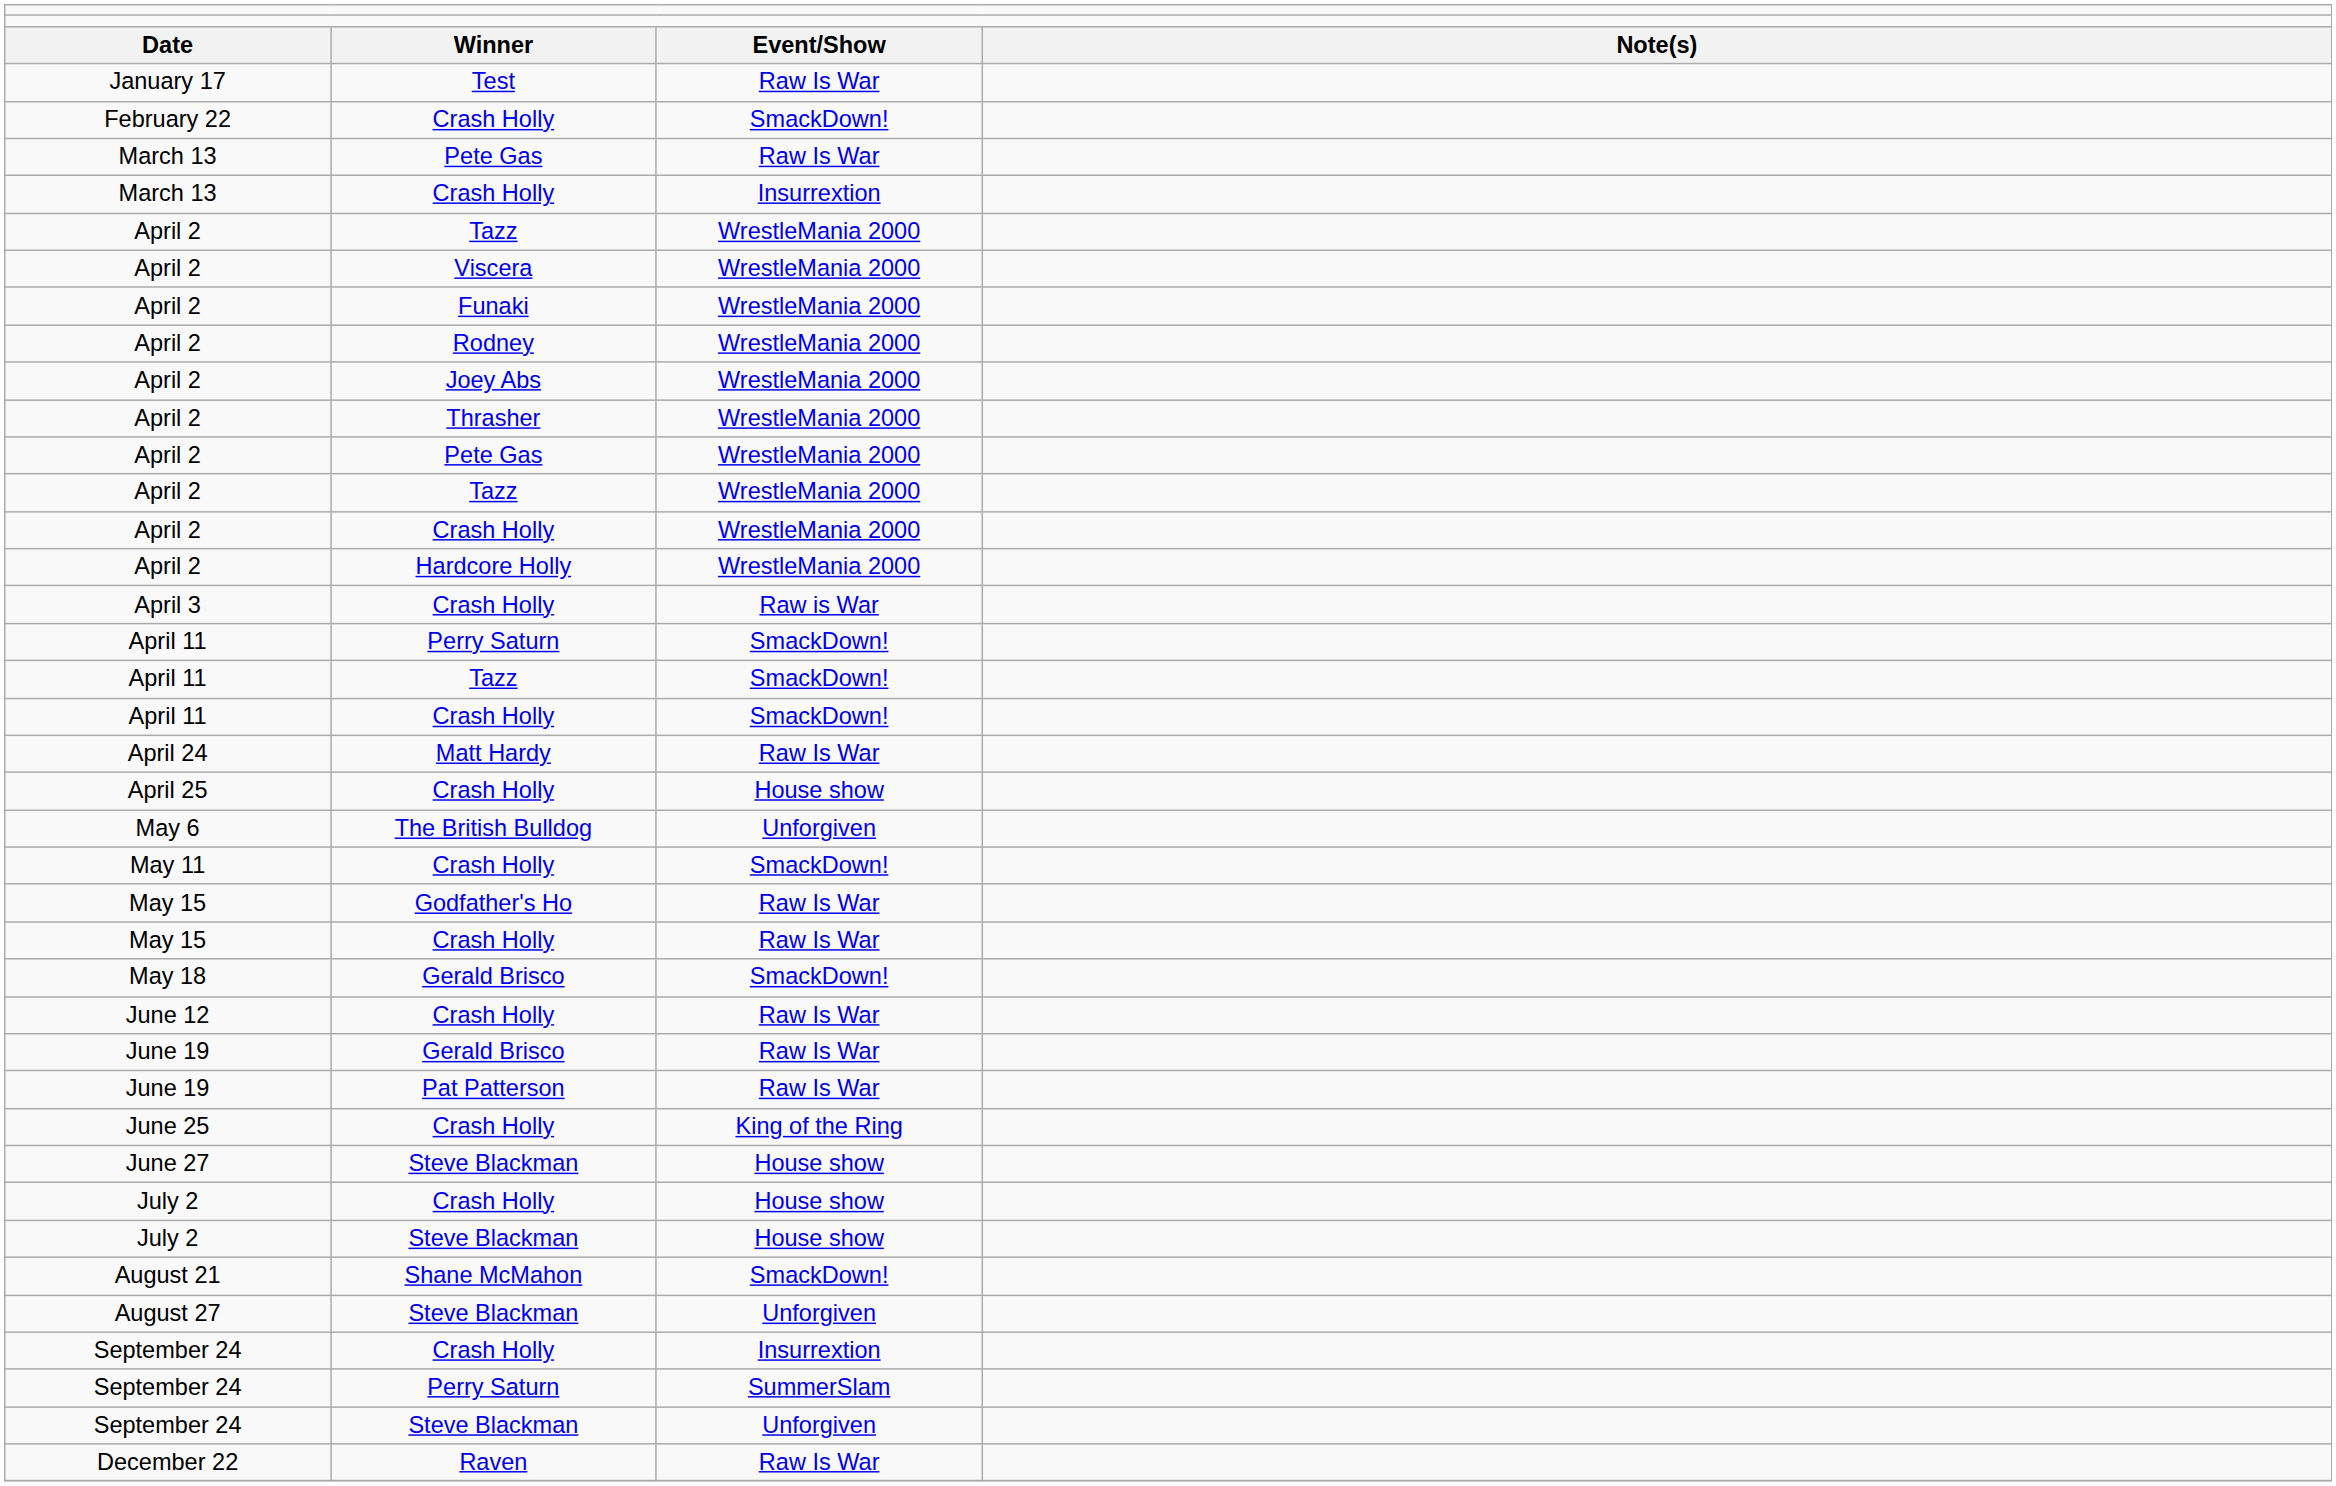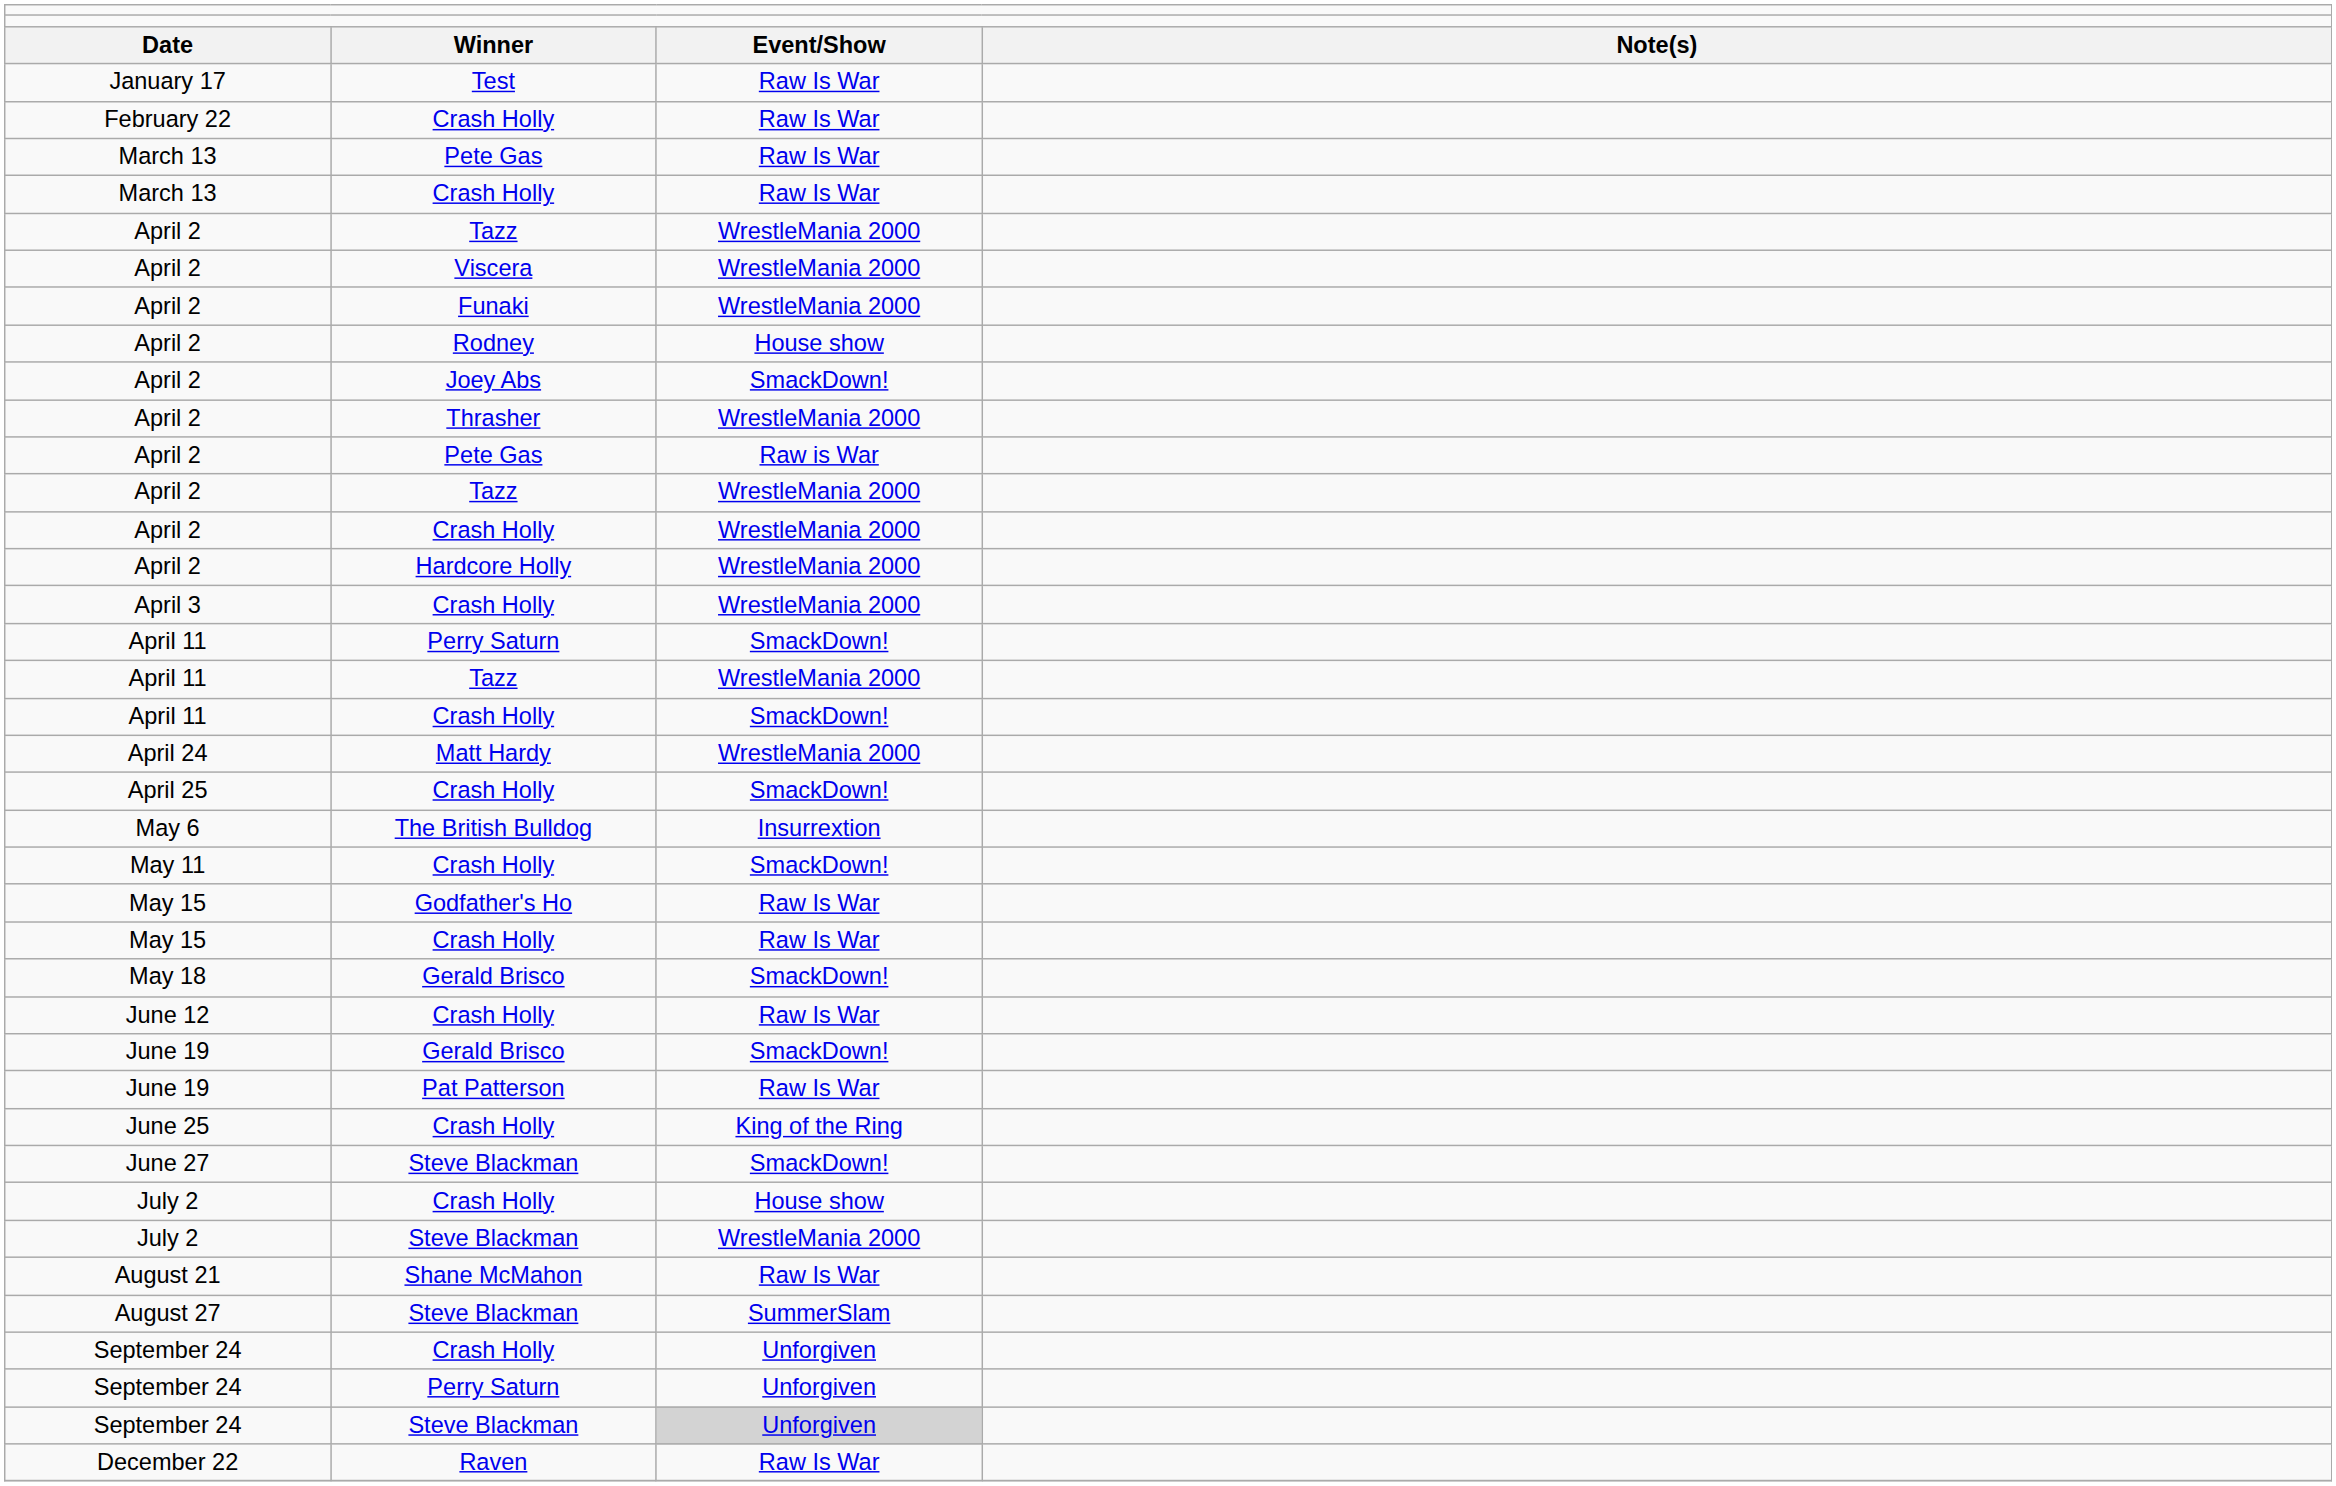(819, 119) SmackDown! -> (819, 119) Raw Is War
(819, 194) Insurrextion -> (819, 194) Raw Is War
(819, 343) WrestleMania 2000 -> (819, 343) House show
(819, 380) WrestleMania 2000 -> (819, 380) SmackDown!
(819, 455) WrestleMania 2000 -> (819, 455) Raw is War
(819, 604) Raw is War -> (819, 604) WrestleMania 2000
(819, 678) SmackDown! -> (819, 678) WrestleMania 2000
(819, 753) Raw Is War -> (819, 753) WrestleMania 2000
(819, 790) House show -> (819, 790) SmackDown!
(819, 828) Unforgiven -> (819, 828) Insurrextion
(819, 1051) Raw Is War -> (819, 1051) SmackDown!
(819, 1163) House show -> (819, 1163) SmackDown!
(819, 1238) House show -> (819, 1238) WrestleMania 2000
(819, 1275) SmackDown! -> (819, 1275) Raw Is War
(819, 1313) Unforgiven -> (819, 1313) SummerSlam
(819, 1350) Insurrextion -> (819, 1350) Unforgiven
(819, 1387) SummerSlam -> (819, 1387) Unforgiven
(819, 1424) no background -> (819, 1424) lightgrey background
